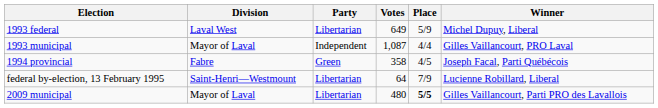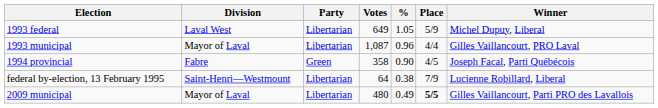+ column: (403, 12)
(341, 45) Independent -> (329, 45) Libertarian
